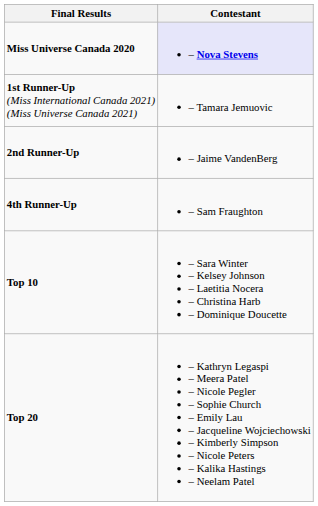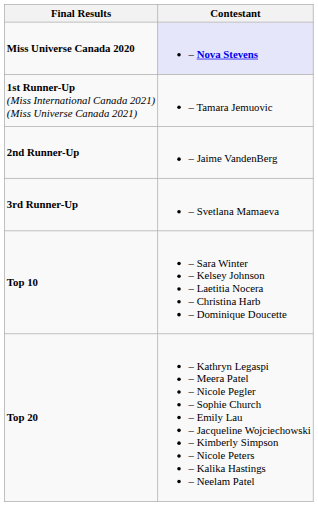+ row: (42, 204)
- row: (42, 204)
